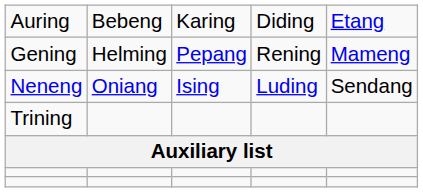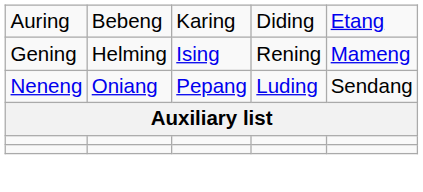(212, 53) Pepang -> (198, 53) Ising
(198, 86) Ising -> (212, 86) Pepang
- row: (41, 118)
